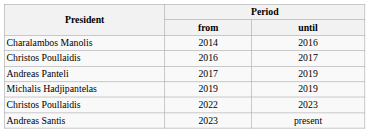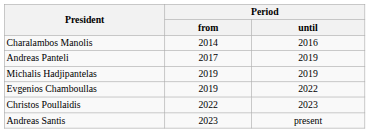- row: (44, 58)
+ row: (52, 89)
